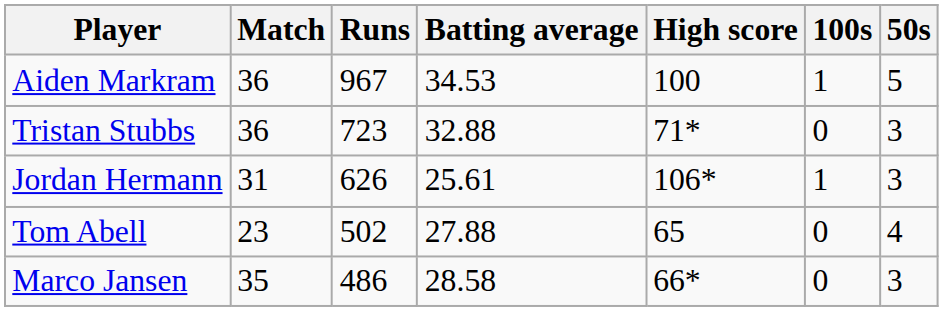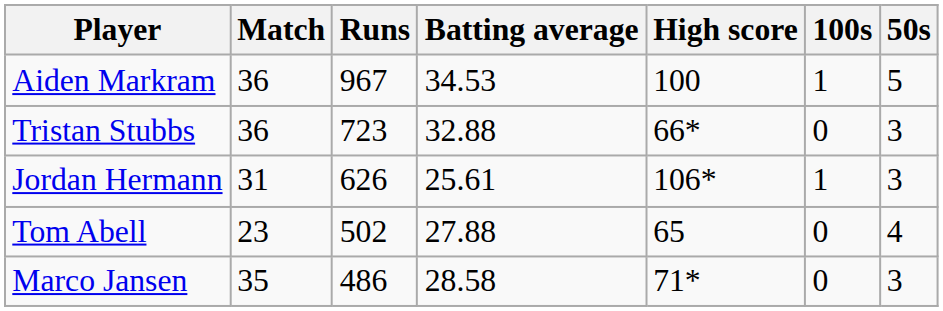(677, 130) 71* -> (677, 130) 66*
(677, 280) 66* -> (677, 280) 71*
